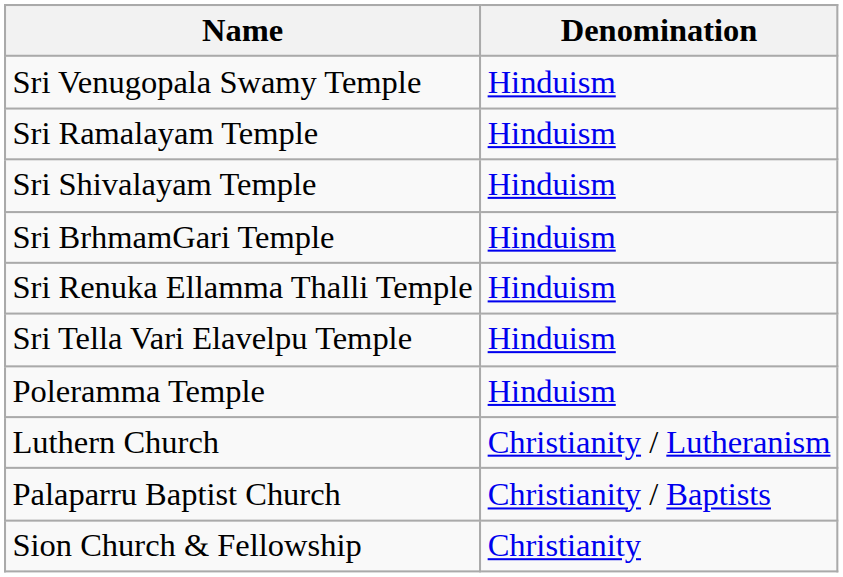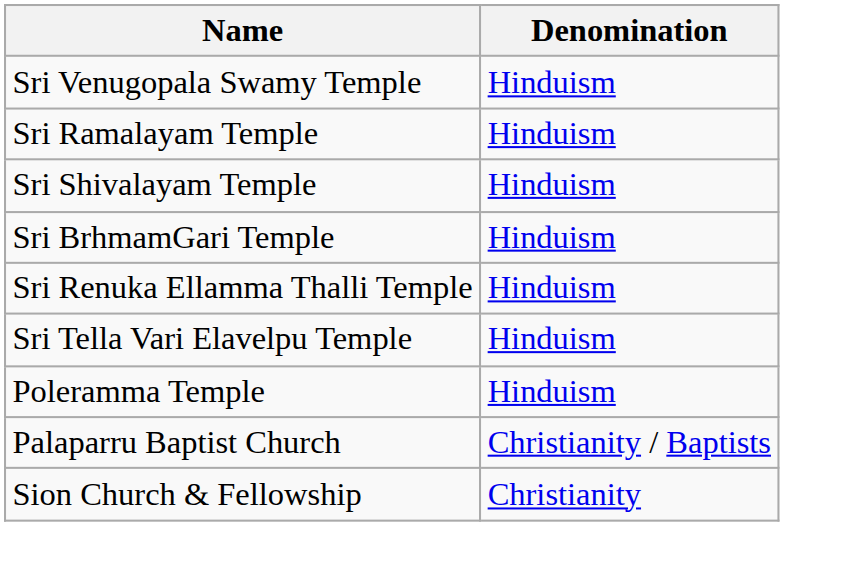- row: (116, 442)
